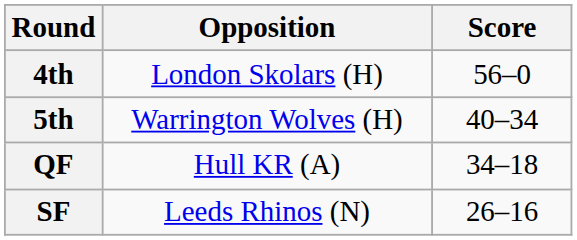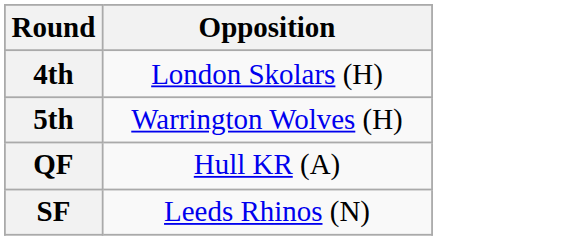- column: (502, 27)
